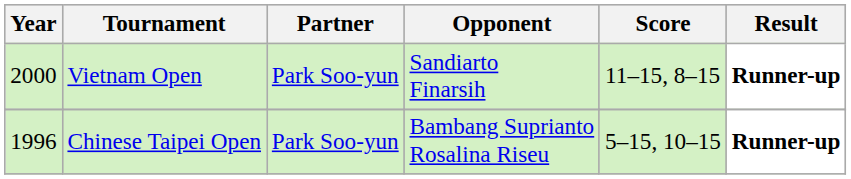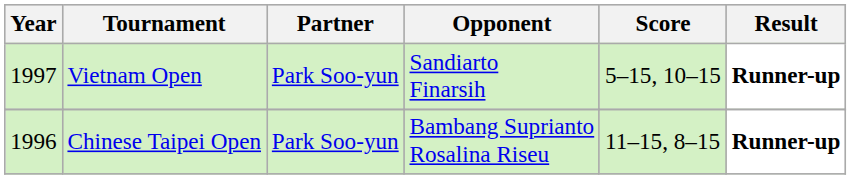(33, 75) 2000 -> (33, 75) 1997
(663, 75) 11–15, 8–15 -> (663, 75) 5–15, 10–15
(663, 141) 5–15, 10–15 -> (663, 141) 11–15, 8–15
